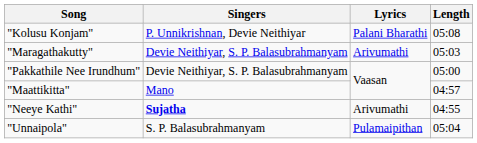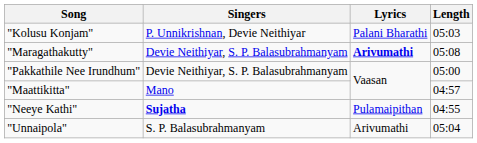(447, 33) 05:08 -> (447, 33) 05:03
(381, 52) normal -> (383, 52) bold
(447, 52) 05:03 -> (447, 52) 05:08
(381, 109) Arivumathi -> (388, 109) Pulamaipithan
(388, 128) Pulamaipithan -> (381, 128) Arivumathi
